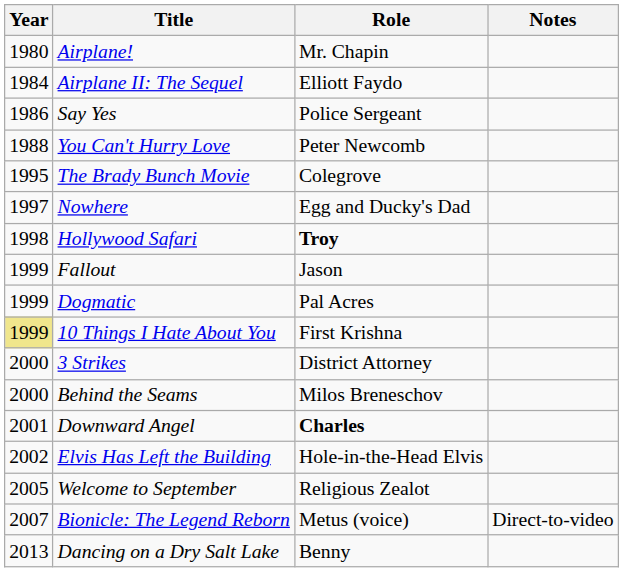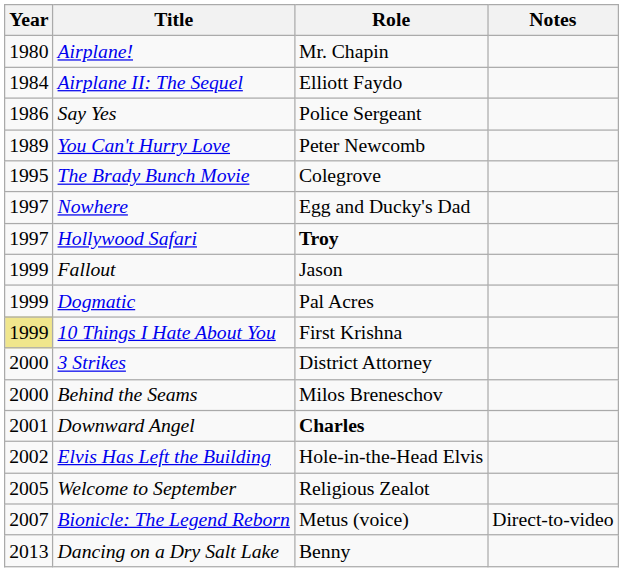(29, 144) 1988 -> (29, 144) 1989
(29, 238) 1998 -> (29, 238) 1997
